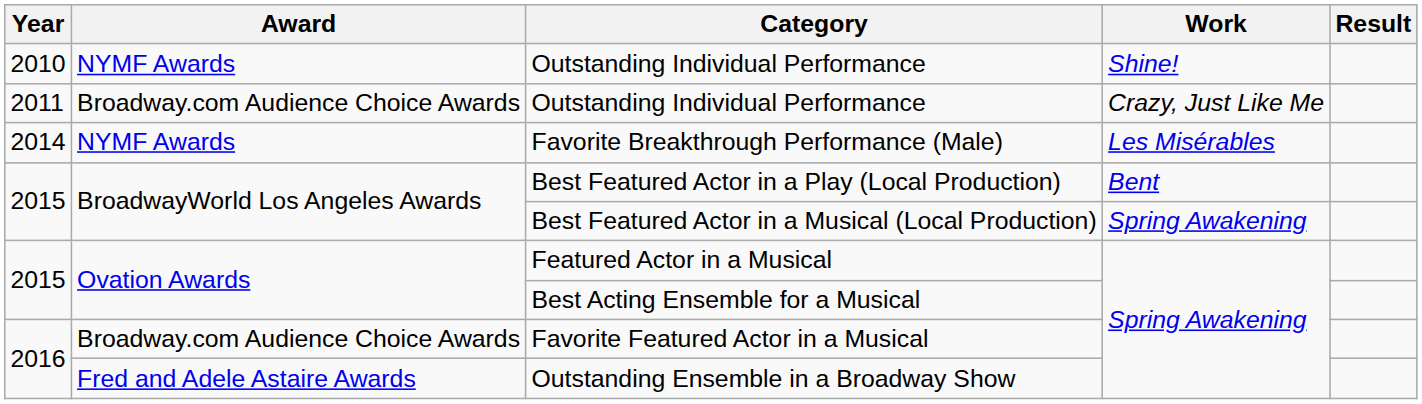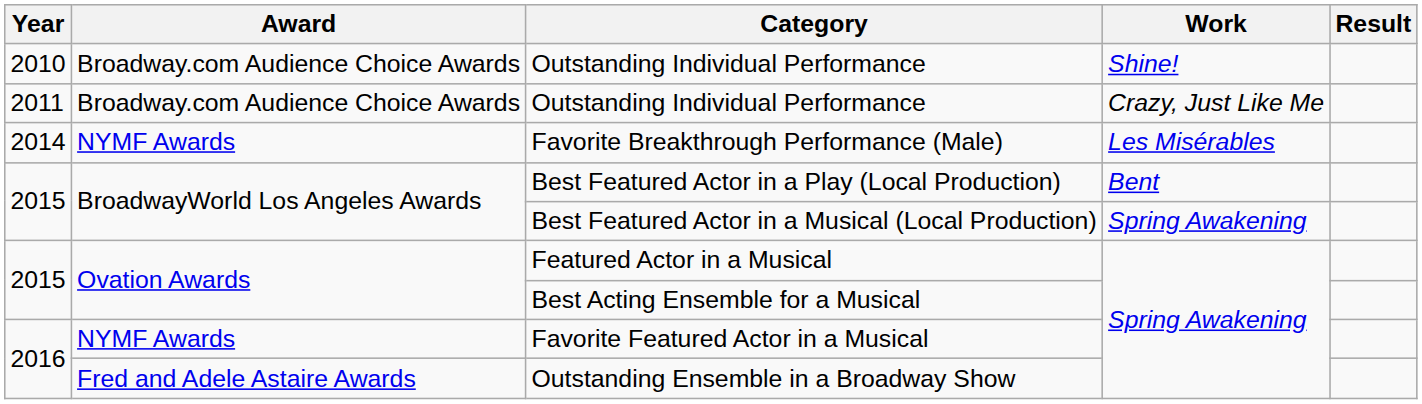(156, 63) NYMF Awards -> (299, 63) Broadway.com Audience Choice Awards
(299, 338) Broadway.com Audience Choice Awards -> (156, 338) NYMF Awards
